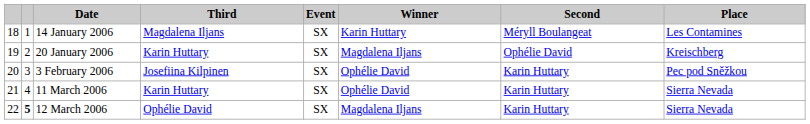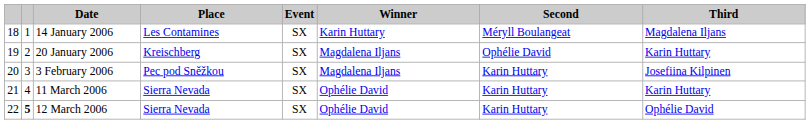columns swapped: (734, 13) <-> (222, 13)
(375, 71) Ophélie David -> (360, 71) Magdalena Iljans
(381, 109) Magdalena Iljans -> (354, 109) Ophélie David
